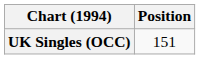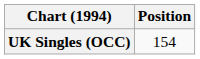(164, 41) 151 -> (164, 41) 154
